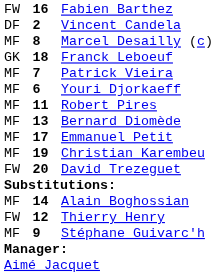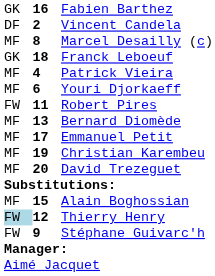(12, 10) FW -> (12, 10) GK
(36, 74) 7 -> (36, 74) 4
(12, 106) MF -> (12, 106) FW
(12, 170) FW -> (12, 170) MF
(40, 202) 14 -> (40, 202) 15
(12, 217) no background -> (12, 217) lightblue background
(12, 233) MF -> (12, 233) FW
